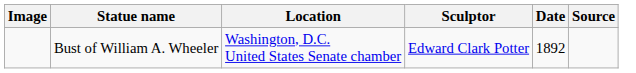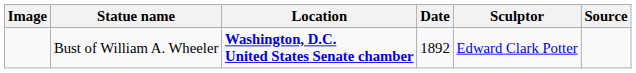columns swapped: (551, 16) <-> (469, 16)
(313, 47) normal -> (319, 47) bold
